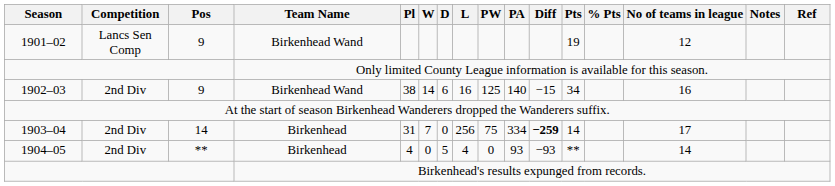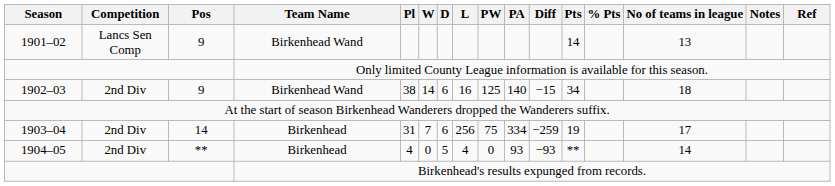(573, 42) 19 -> (573, 42) 14
(685, 42) 12 -> (685, 42) 13
(685, 89) 16 -> (685, 89) 18
(445, 130) 0 -> (445, 130) 6
(545, 130) bold -> (545, 130) normal
(573, 130) 14 -> (573, 130) 19
